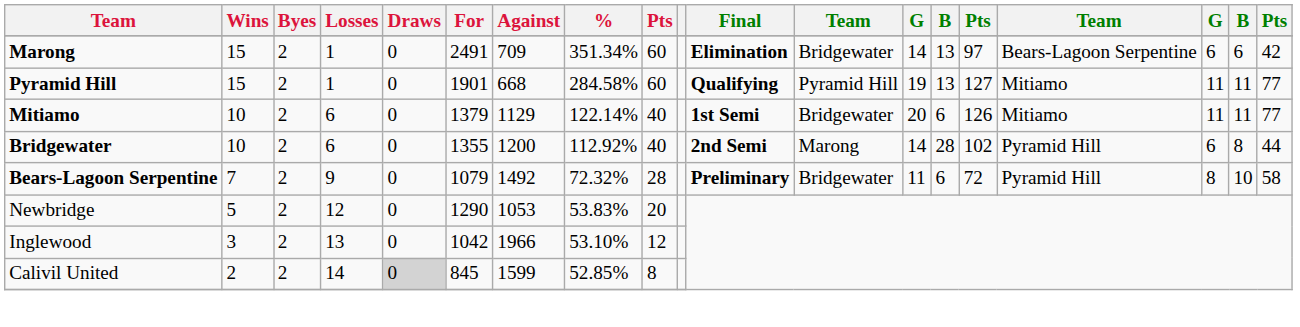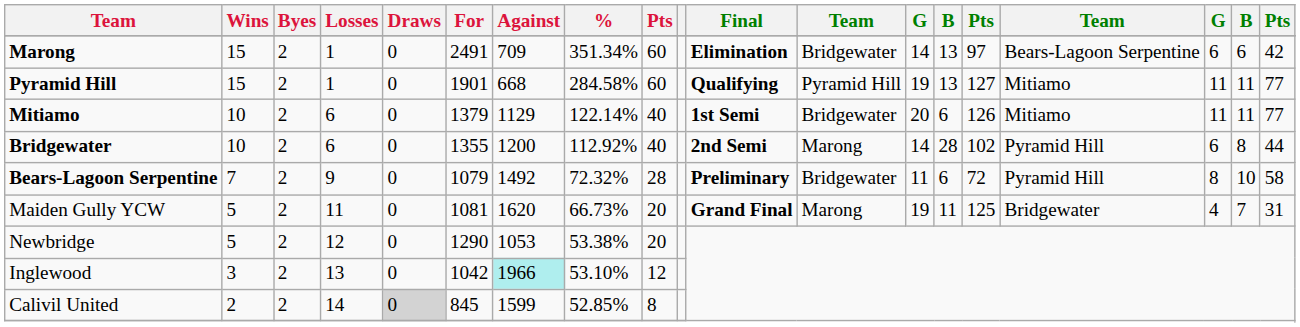+ row: (87, 209)
(599, 209) 53.83% -> (599, 241) 53.38%
(517, 241) no background -> (517, 273) paleturquoise background
